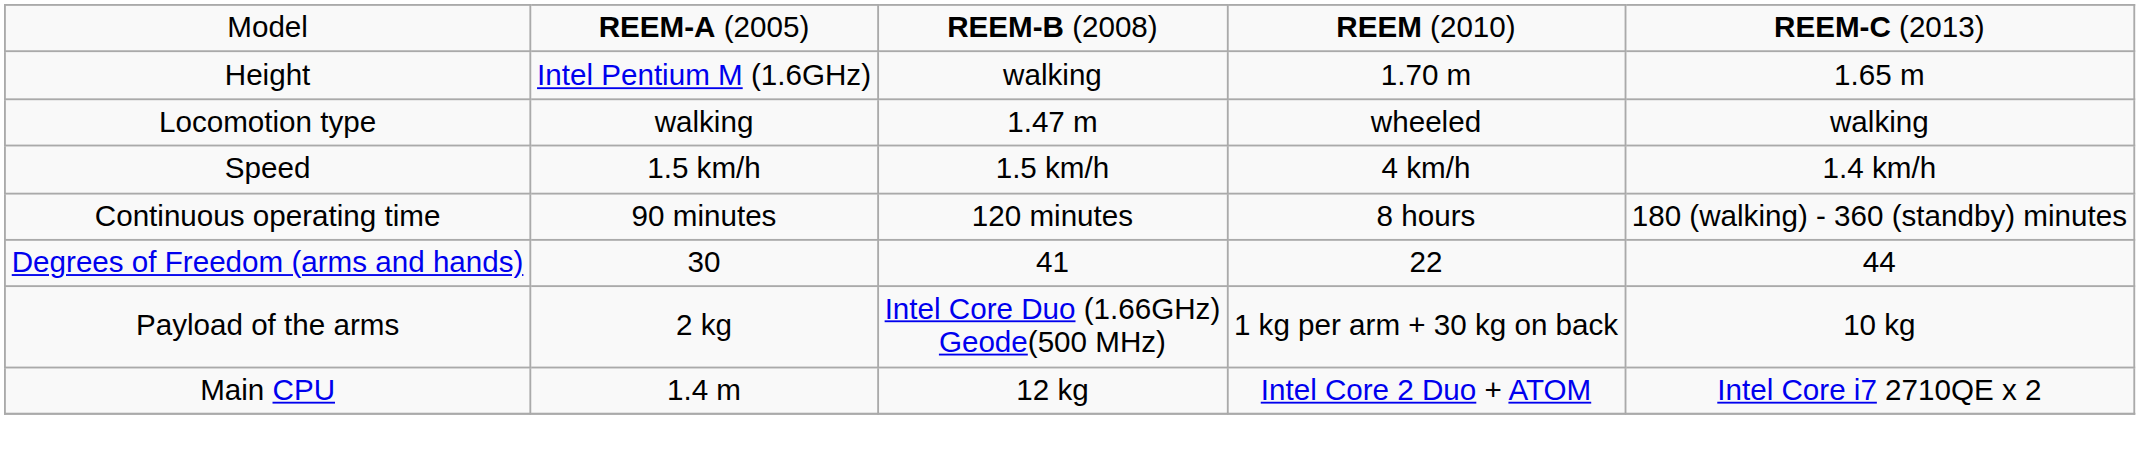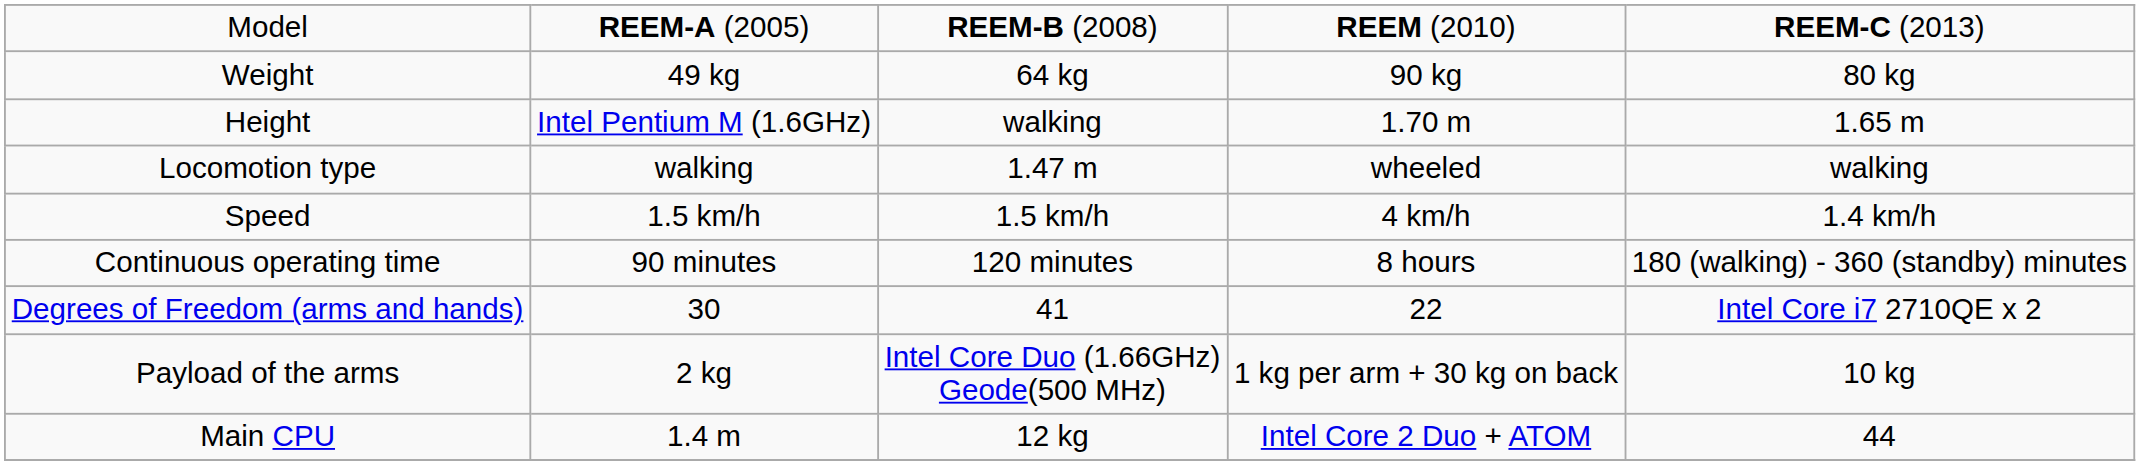+ row: (268, 74)
(1879, 262) 44 -> (1879, 309) Intel Core i7 2710QE x 2
(1879, 389) Intel Core i7 2710QE x 2 -> (1879, 436) 44
